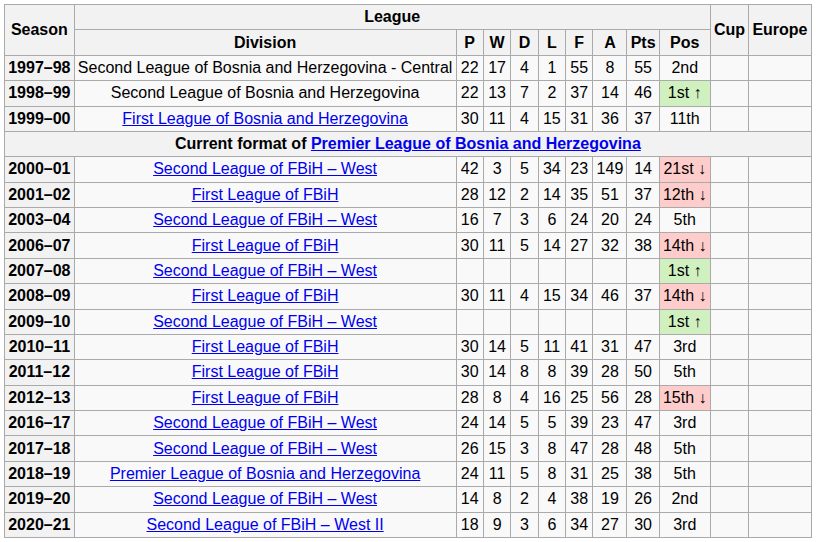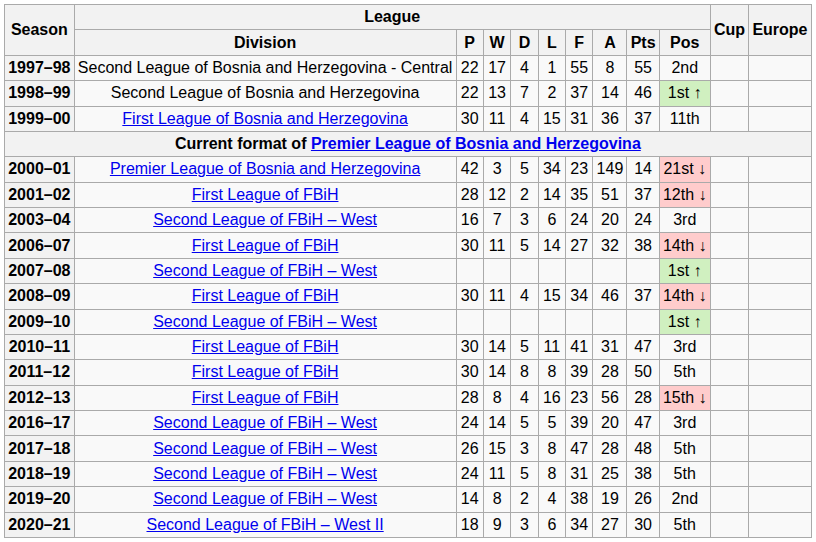(265, 169) Second League of FBiH – West -> (265, 169) Premier League of Bosnia and Herzegovina
(685, 220) 5th -> (685, 220) 3rd
(579, 397) 25 -> (579, 397) 23
(610, 423) 23 -> (610, 423) 20
(265, 473) Premier League of Bosnia and Herzegovina -> (265, 473) Second League of FBiH – West
(685, 524) 3rd -> (685, 524) 5th
